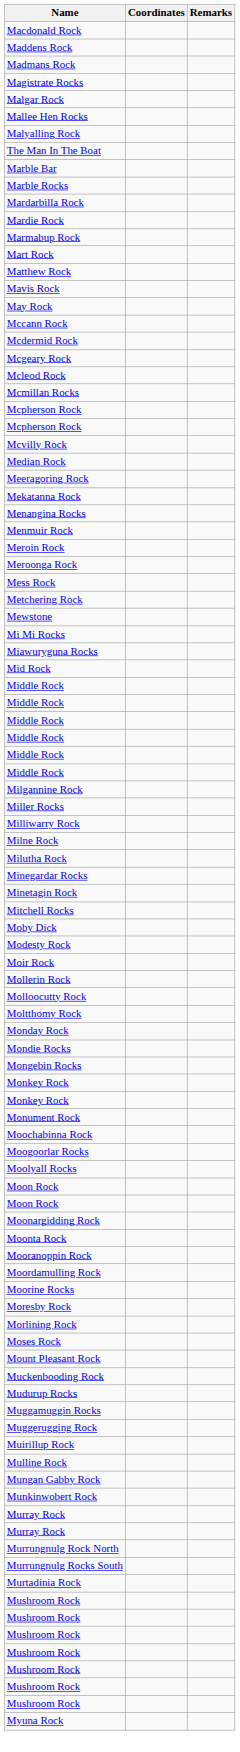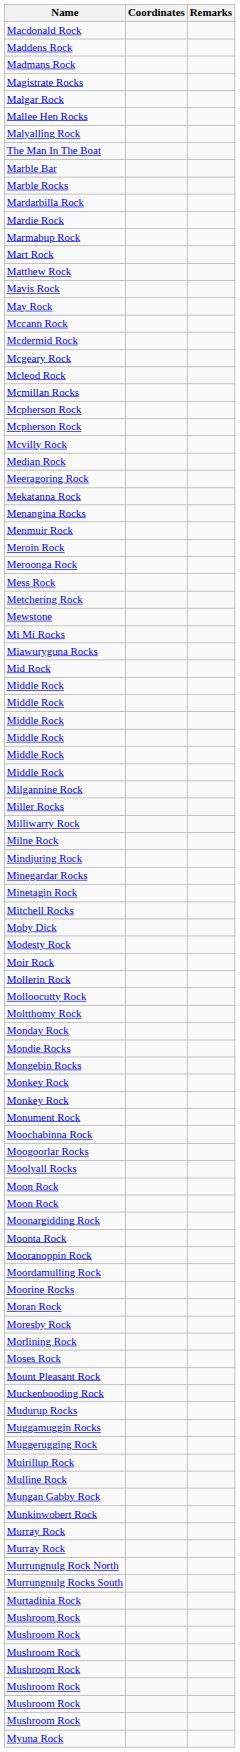- row: (37, 858)
+ row: (44, 858)
+ row: (34, 1307)
